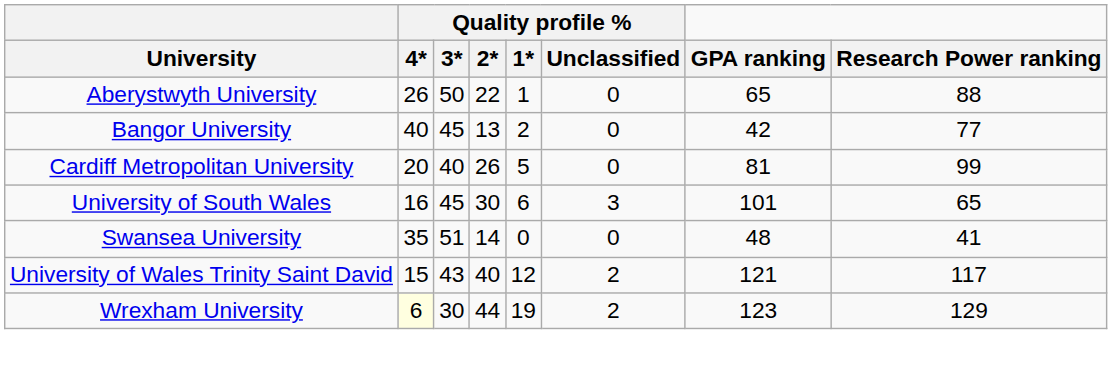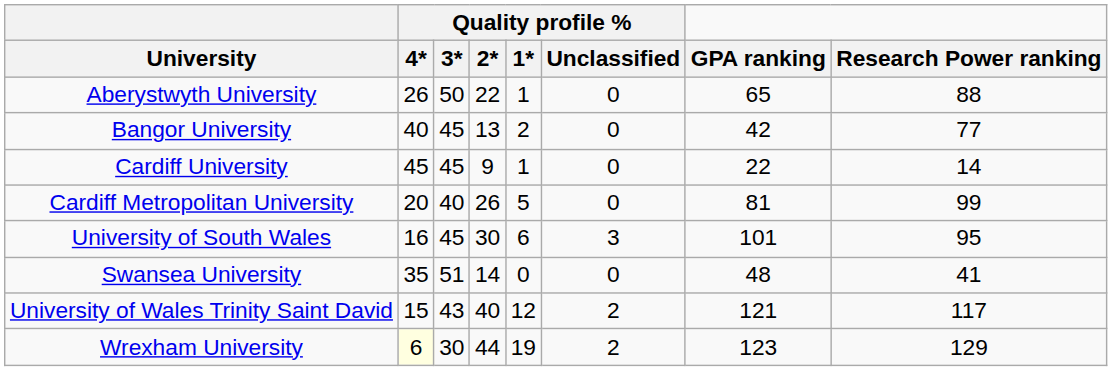+ row: (201, 166)
(969, 202) 65 -> (969, 238) 95
